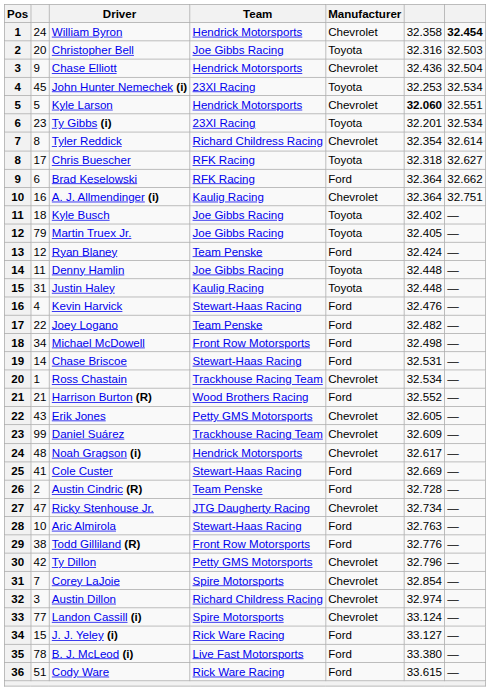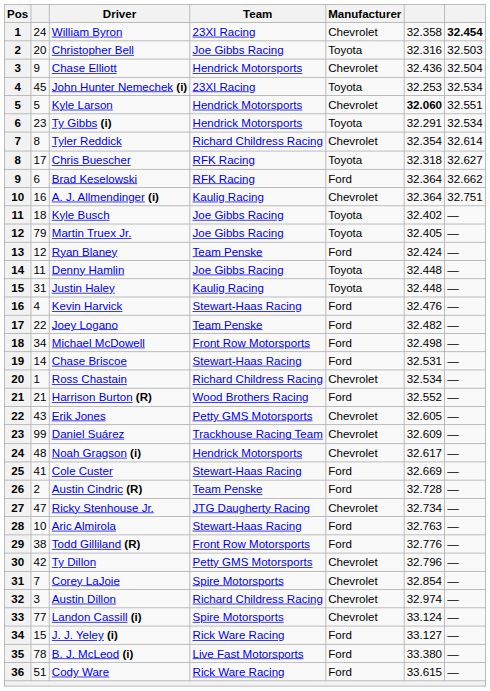(247, 32) Hendrick Motorsports -> (224, 32) 23XI Racing
(224, 123) 23XI Racing -> (247, 123) Hendrick Motorsports
(424, 123) 32.201 -> (424, 123) 32.291
(258, 379) Trackhouse Racing Team -> (258, 379) Richard Childress Racing
